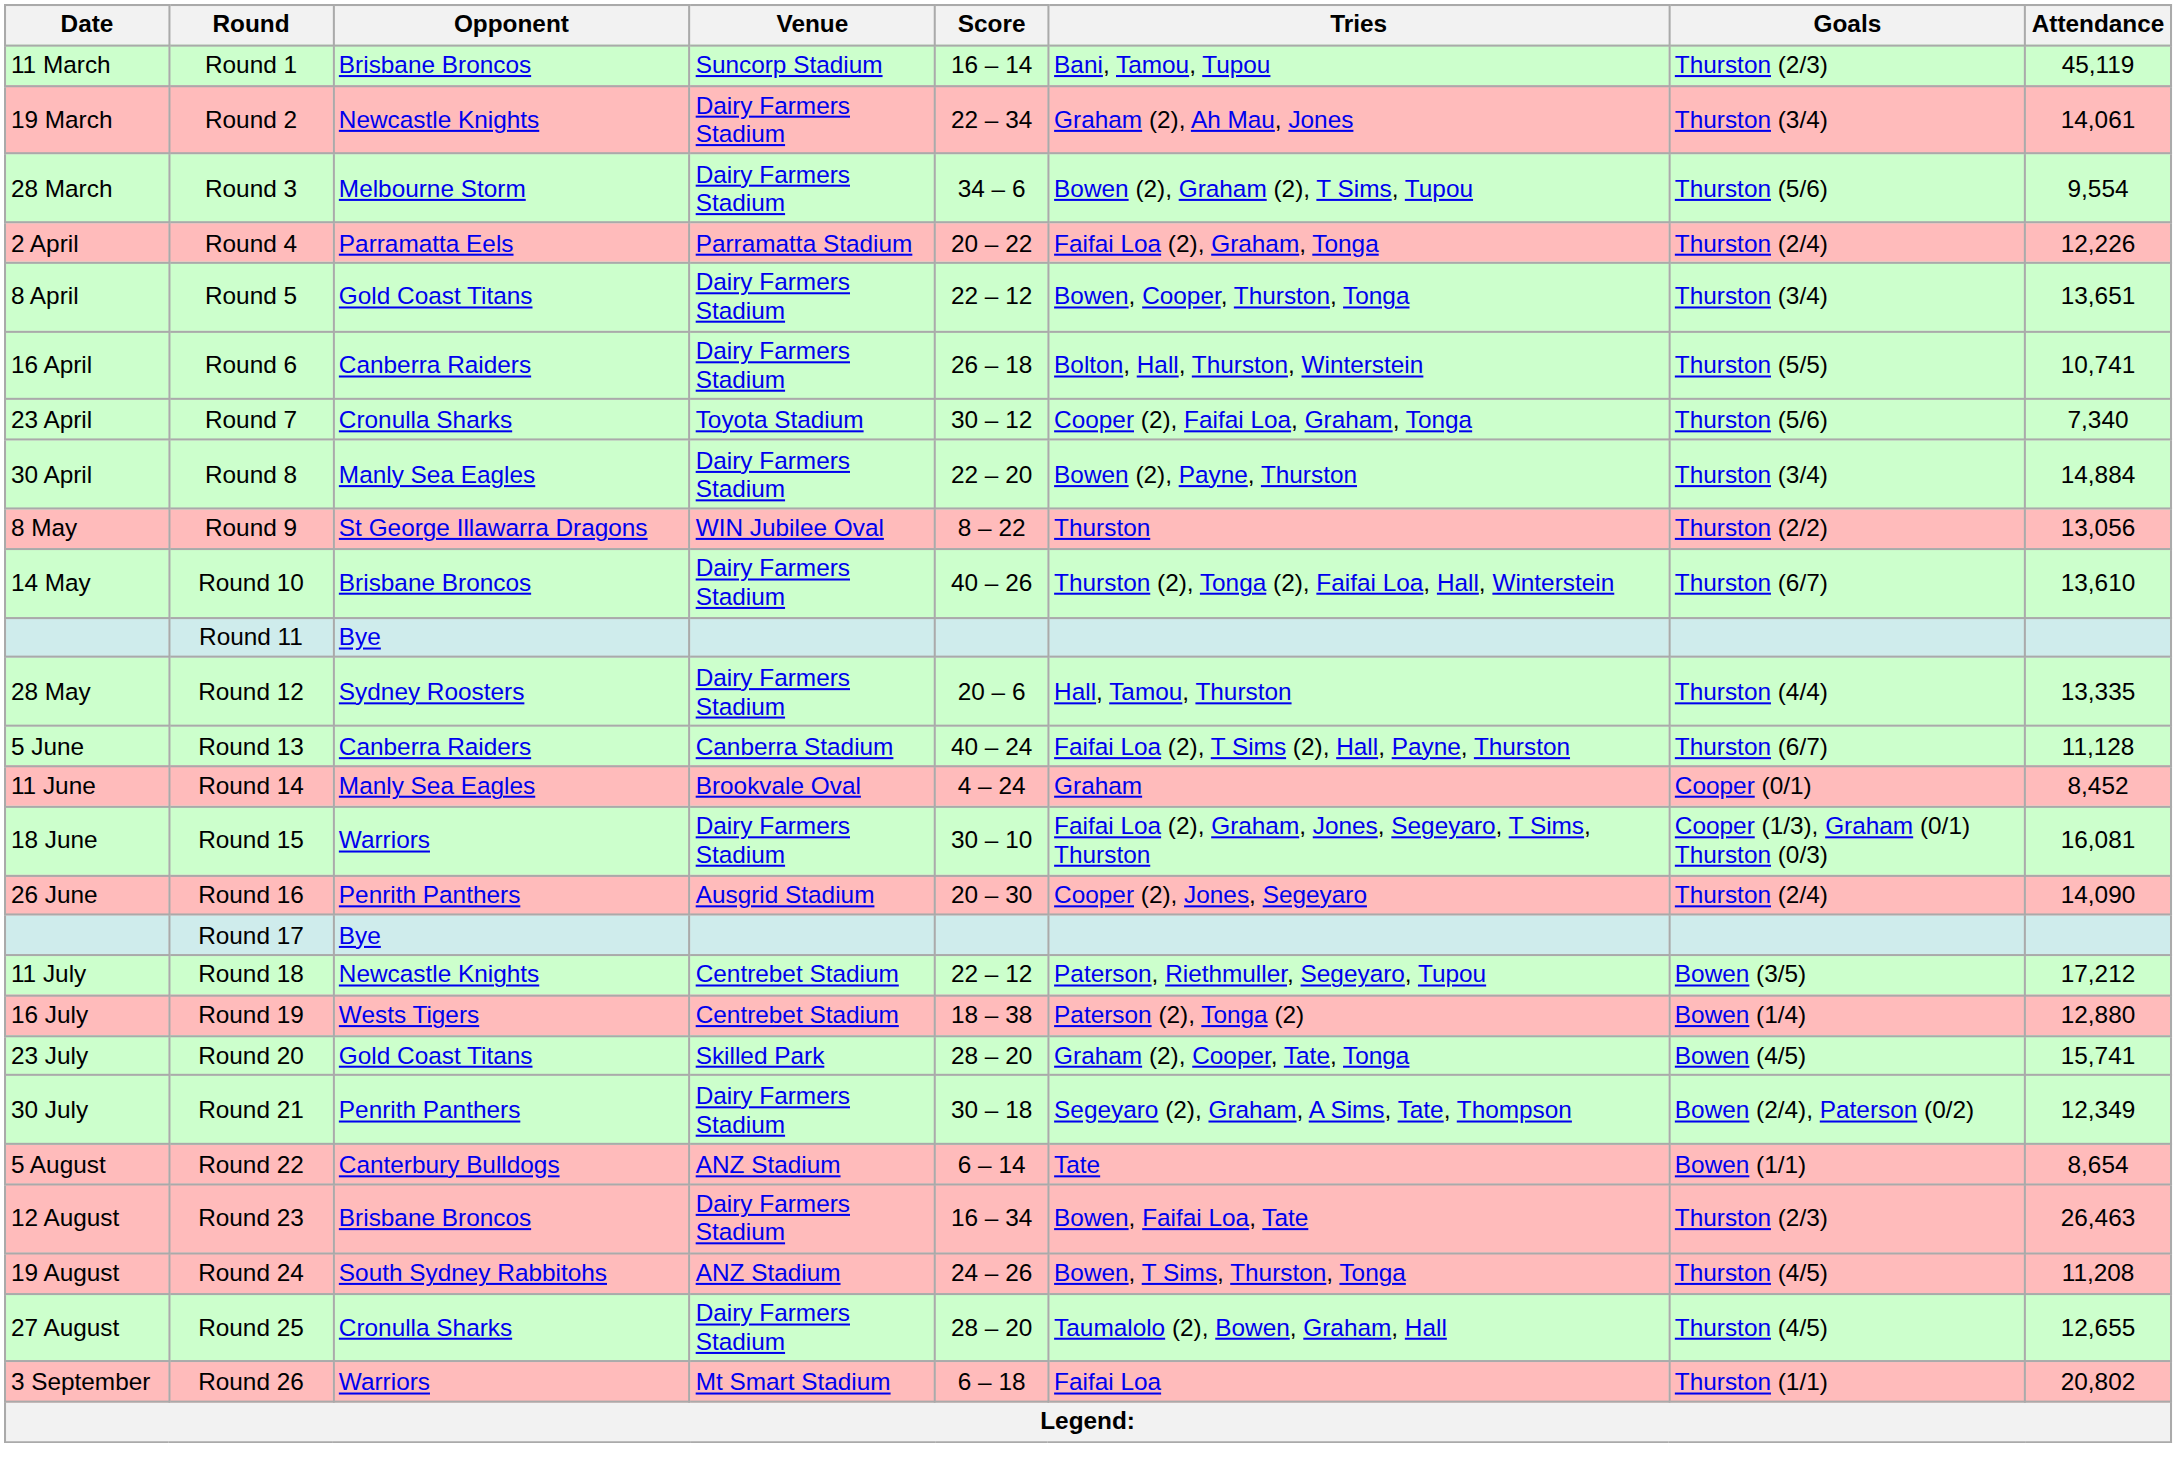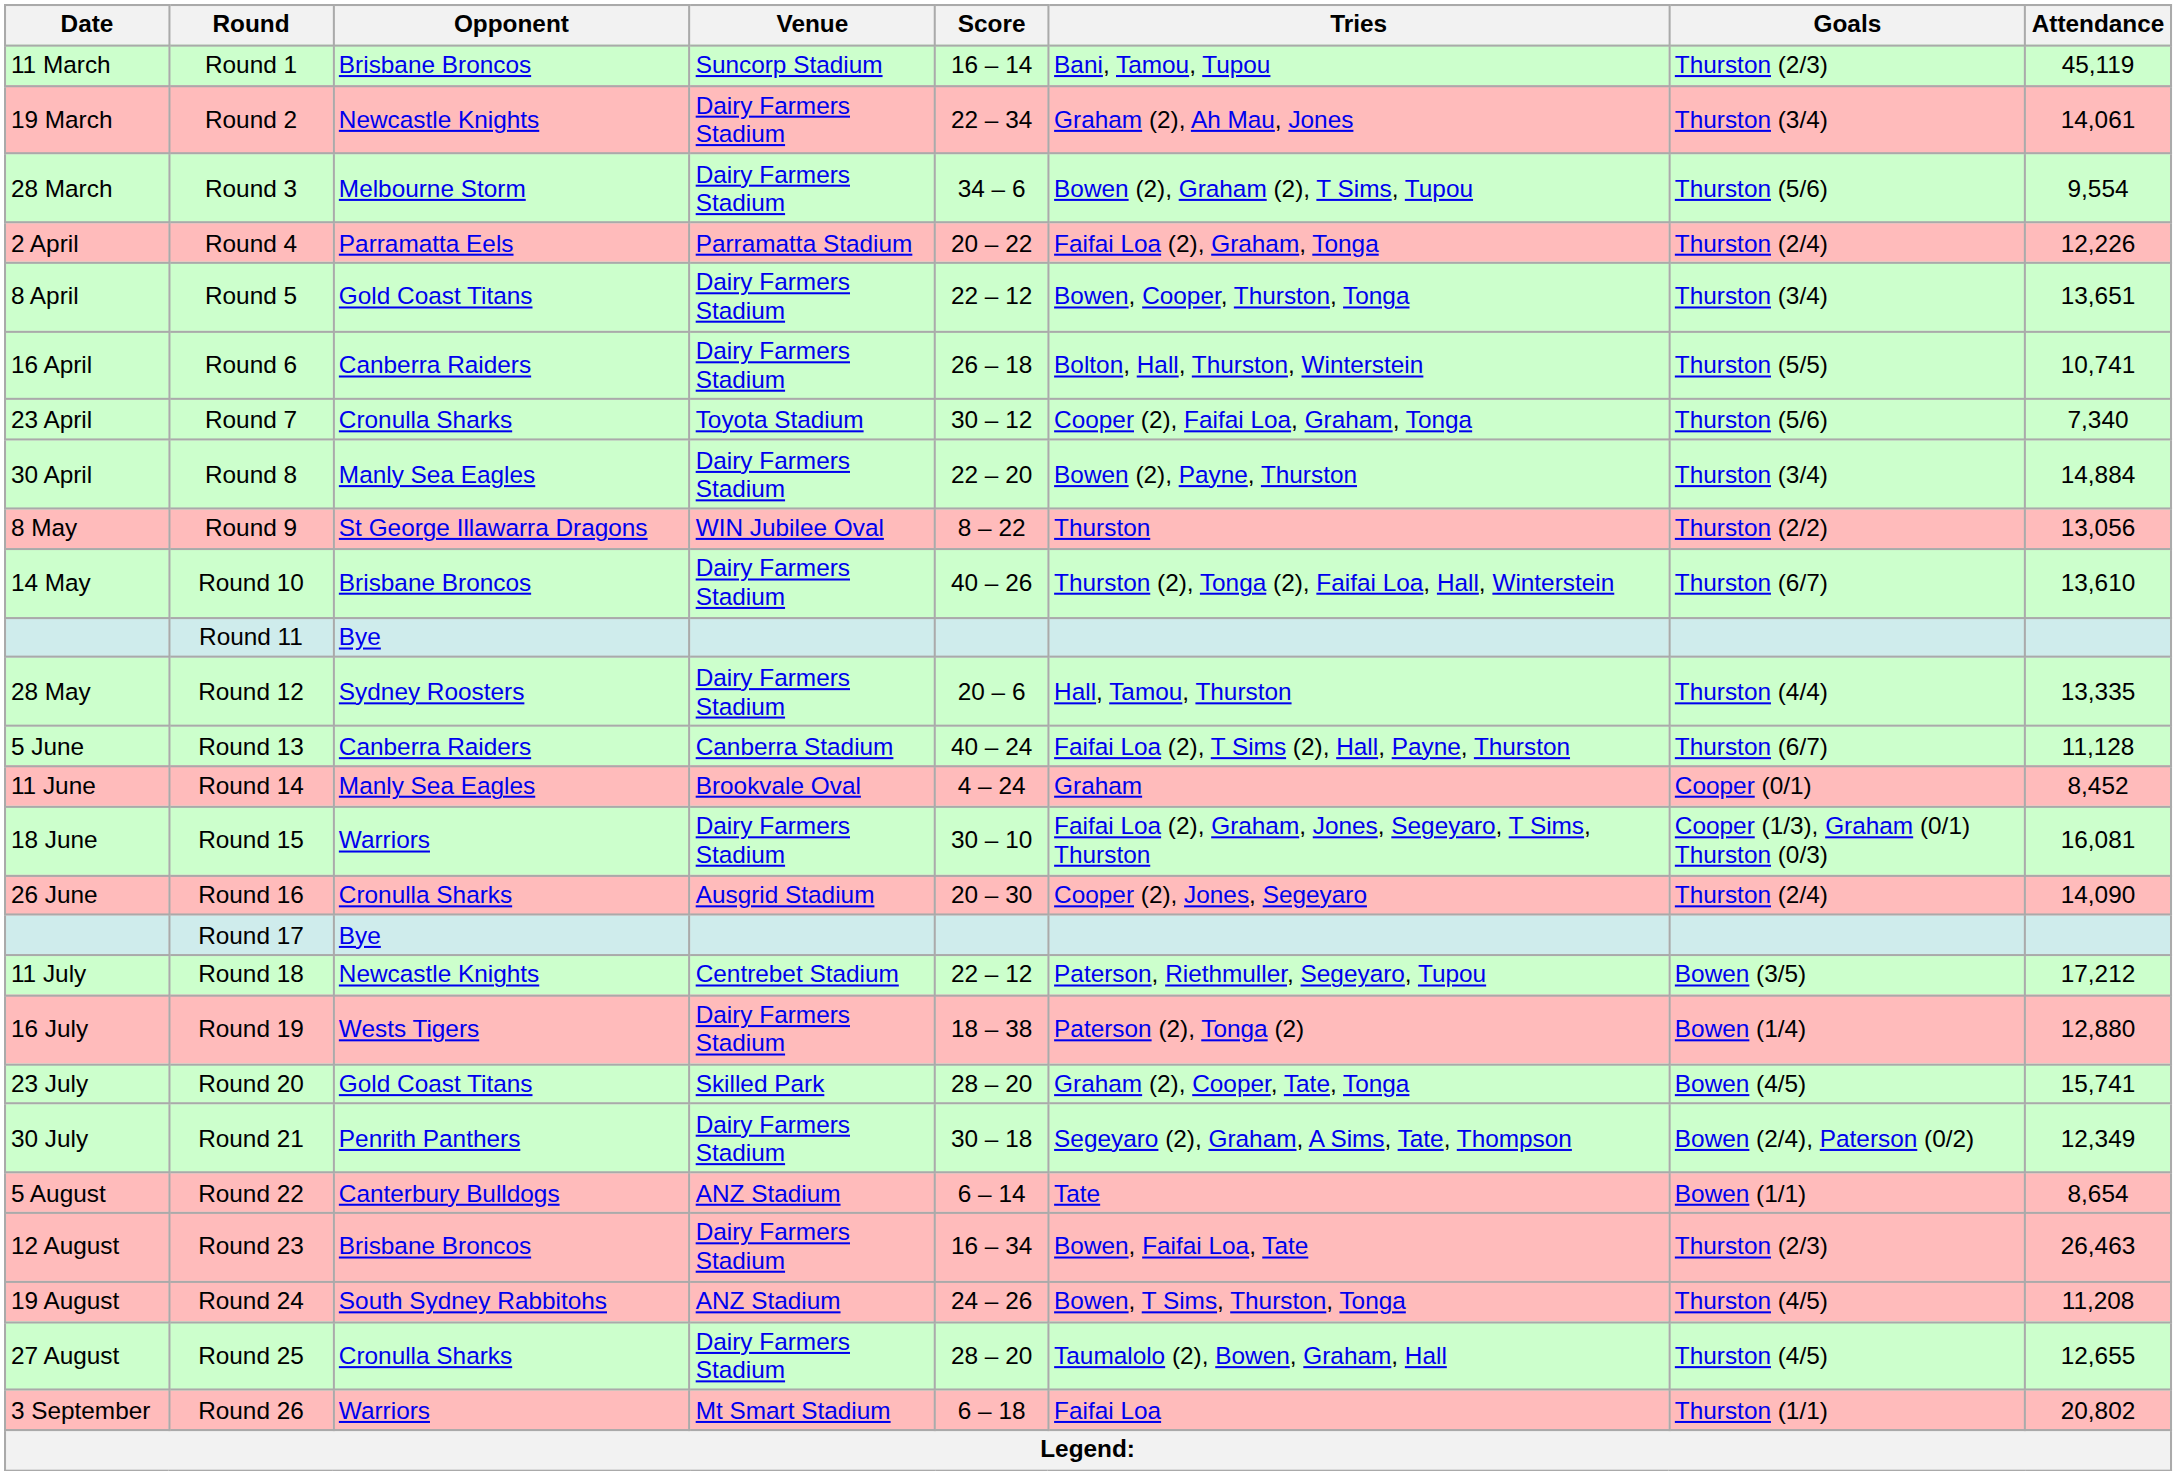(430, 895) Penrith Panthers -> (426, 895) Cronulla Sharks
(797, 1015) Centrebet Stadium -> (773, 1030) Dairy Farmers Stadium
